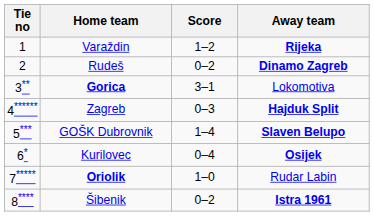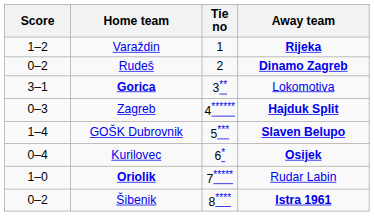columns swapped: (22, 20) <-> (205, 20)
